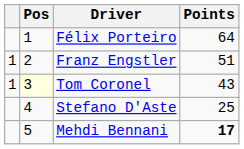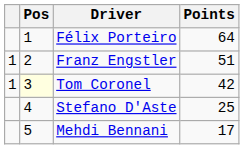(226, 86) 43 -> (226, 86) 42
(226, 132) bold -> (226, 132) normal
